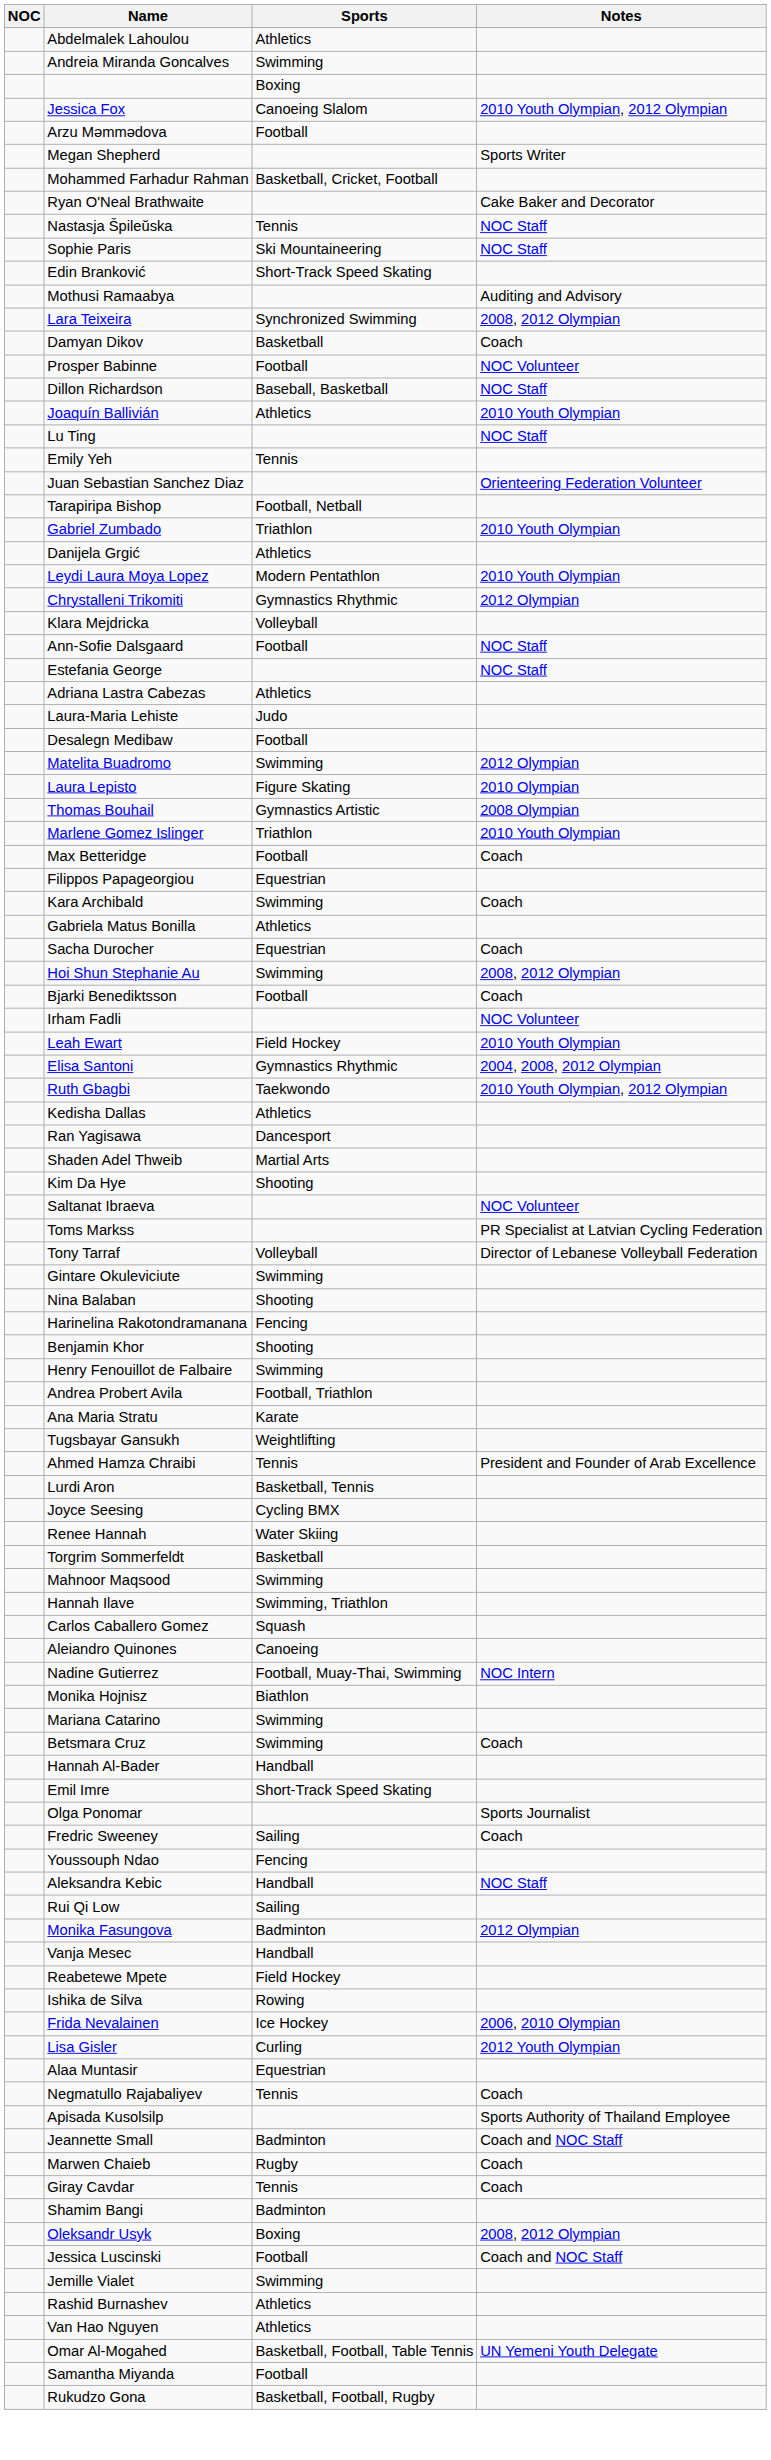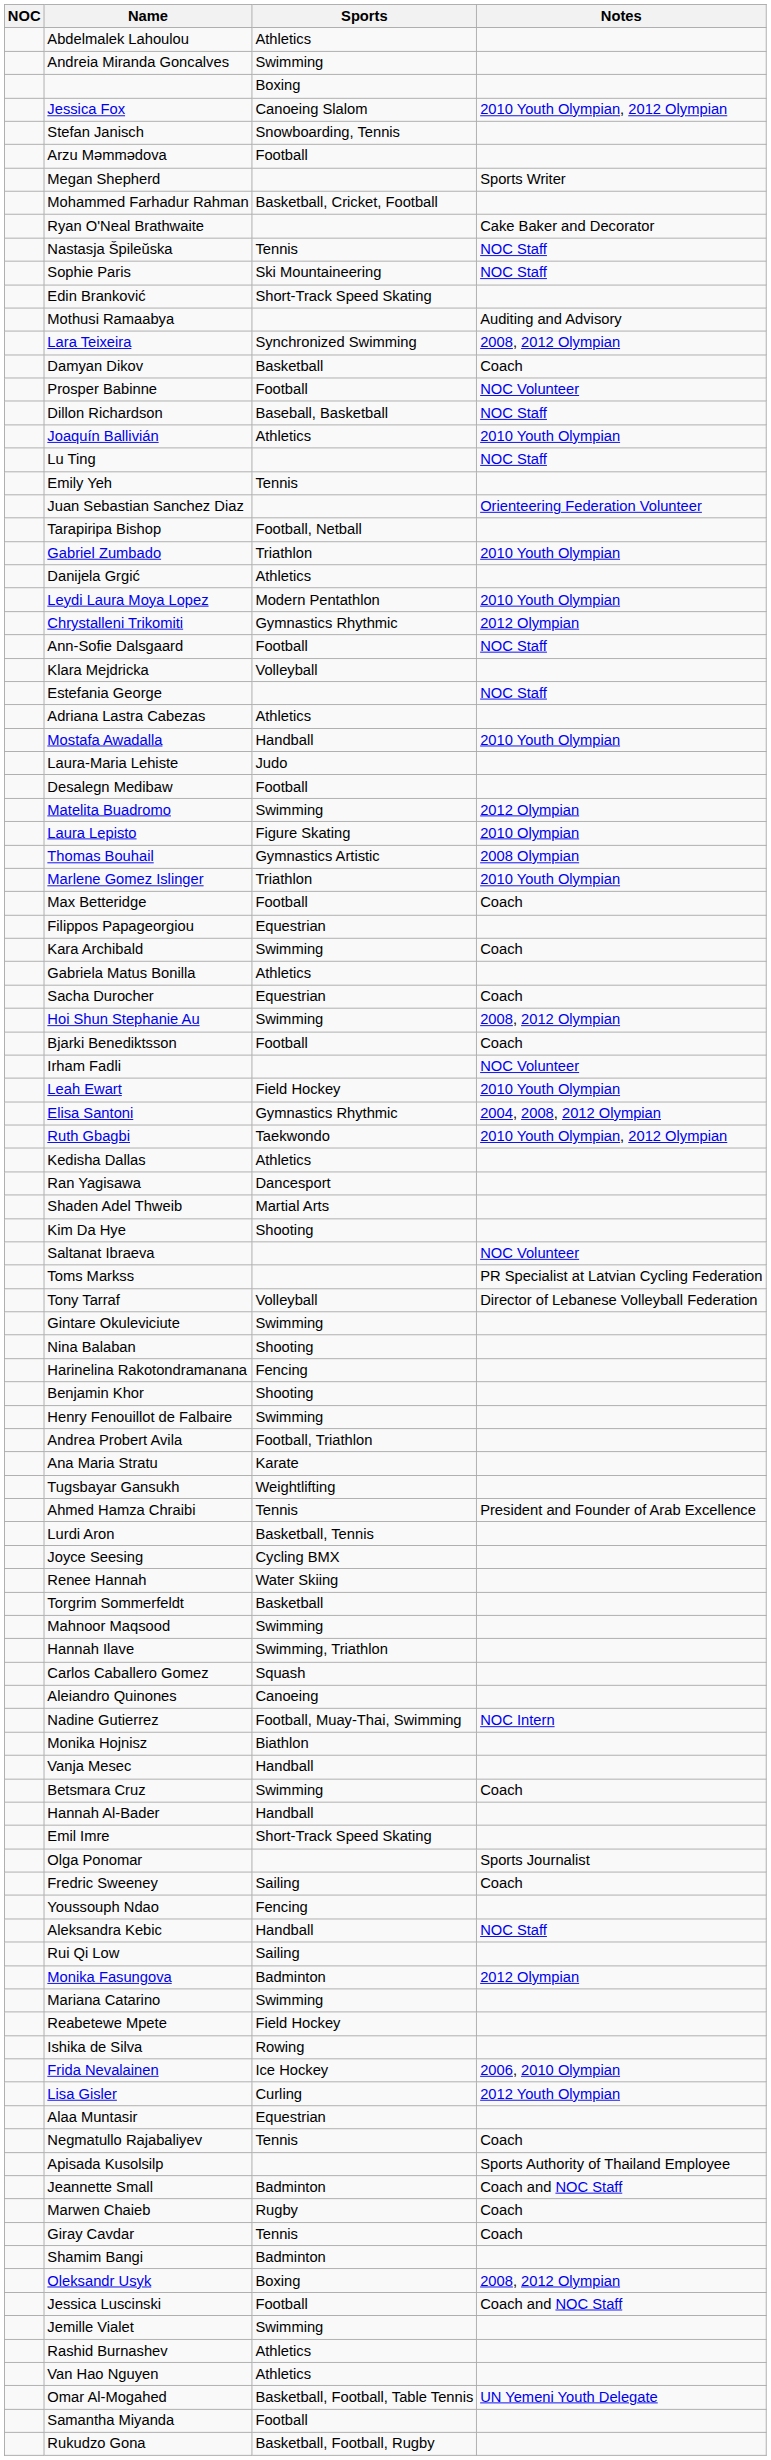+ row: (96, 132)
rows swapped: (98, 623) <-> (115, 646)
+ row: (105, 739)
rows swapped: (104, 1720) <-> (89, 1953)
